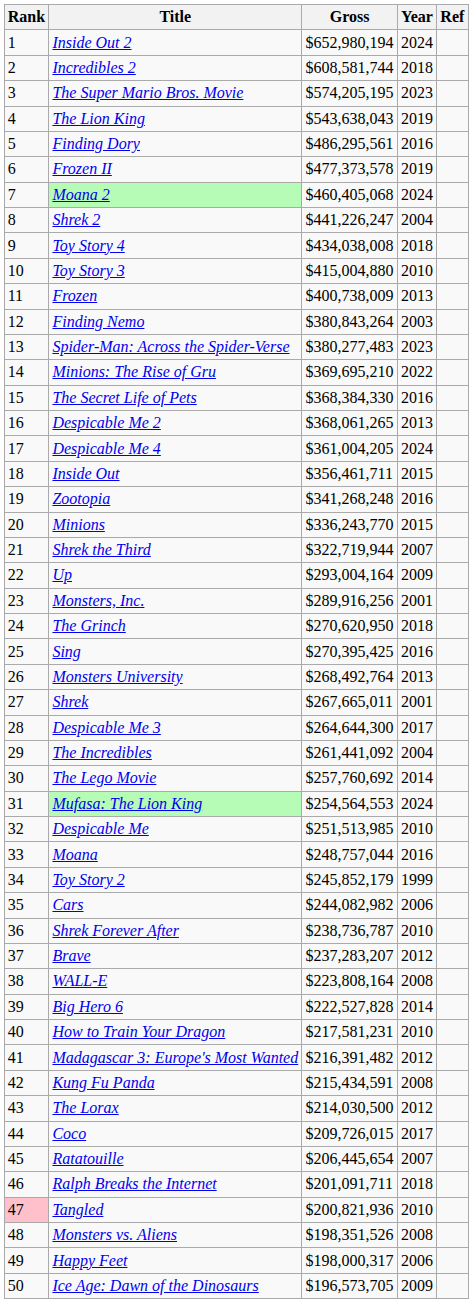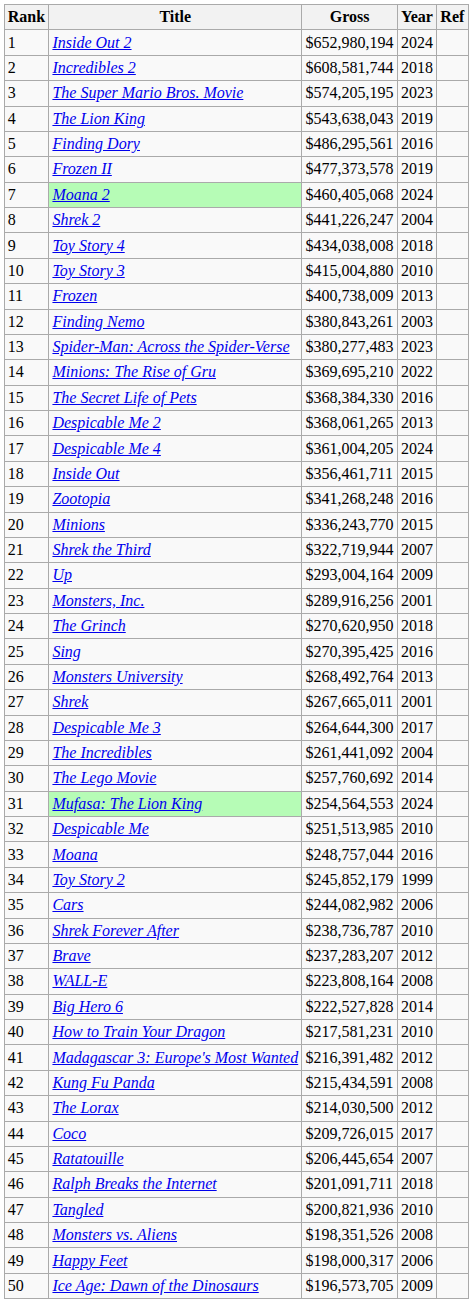(350, 321) $380,843,264 -> (350, 321) $380,843,261
(16, 1209) pink background -> (16, 1209) no background
